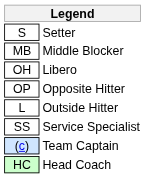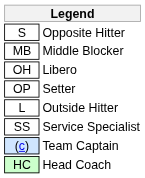(59, 32) Setter -> (84, 32) Opposite Hitter
(84, 89) Opposite Hitter -> (59, 89) Setter
